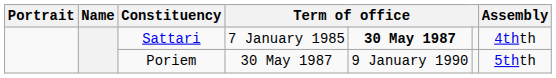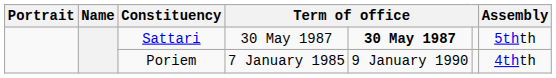(287, 39) 7 January 1985 -> (287, 39) 30 May 1987
(515, 39) 4thth -> (515, 39) 5thth
(287, 61) 30 May 1987 -> (287, 61) 7 January 1985
(515, 61) 5thth -> (515, 61) 4thth
